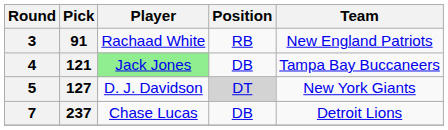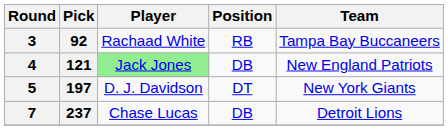(79, 40) 91 -> (79, 40) 92
(360, 40) New England Patriots -> (360, 40) Tampa Bay Buccaneers
(360, 64) Tampa Bay Buccaneers -> (360, 64) New England Patriots
(79, 88) 127 -> (79, 88) 197
(242, 88) lightgrey background -> (242, 88) no background
